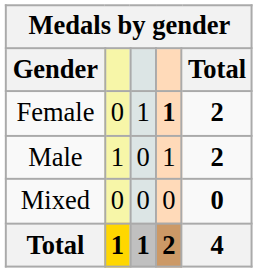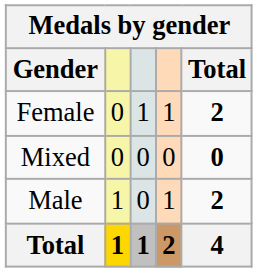(169, 113) bold -> (169, 113) normal
rows swapped: (55, 157) <-> (55, 200)
